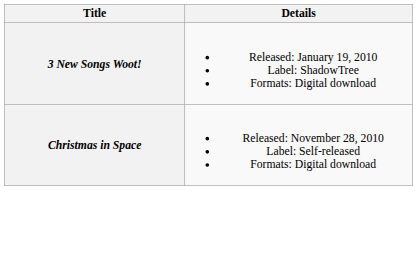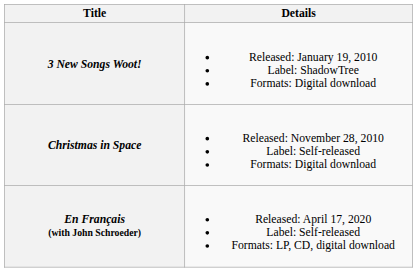+ row: (95, 226)
